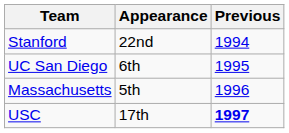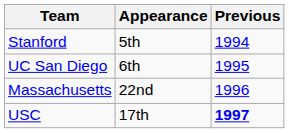(136, 41) 22nd -> (130, 41) 5th
(130, 90) 5th -> (136, 90) 22nd
